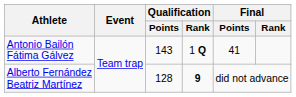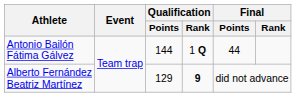(164, 51) 143 -> (164, 51) 144
(234, 51) 41 -> (234, 51) 44
(164, 78) 128 -> (164, 78) 129
